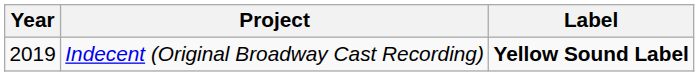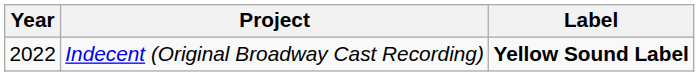(33, 53) 2019 -> (33, 53) 2022
